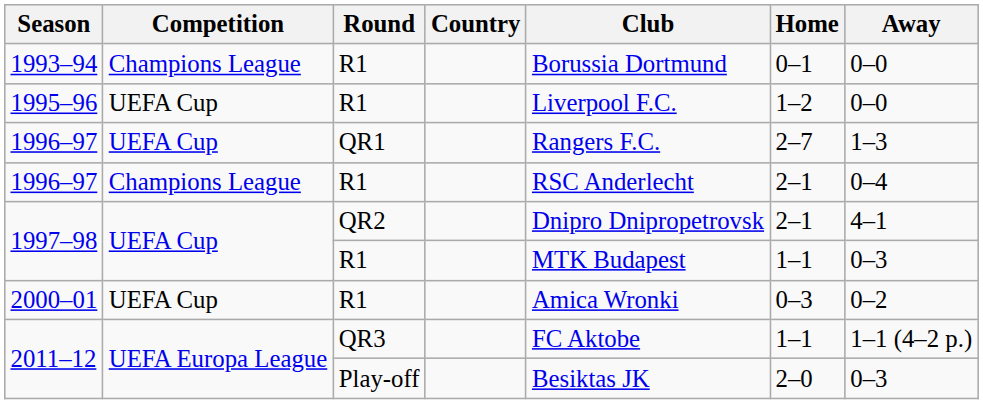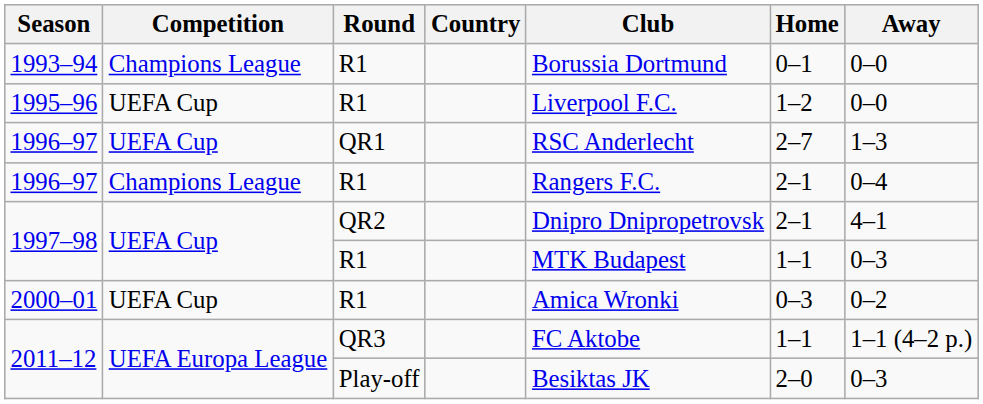(596, 142) Rangers F.C. -> (613, 142) RSC Anderlecht
(613, 181) RSC Anderlecht -> (596, 181) Rangers F.C.
